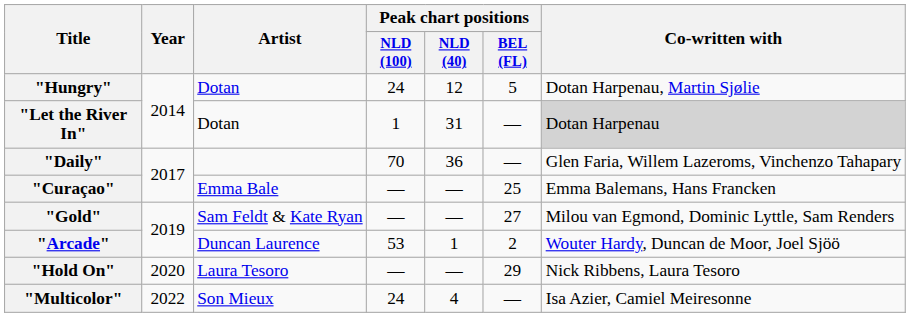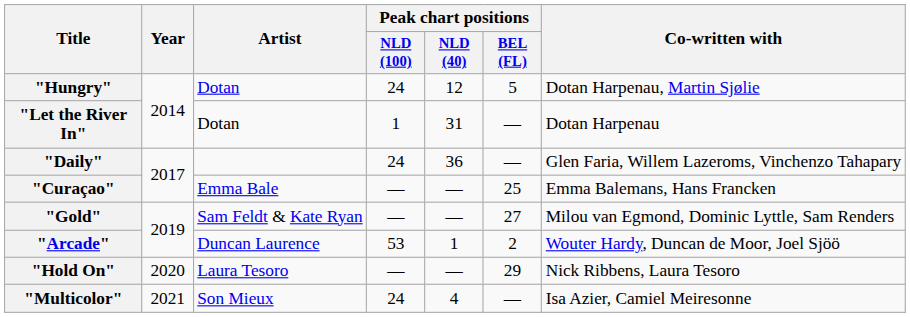(603, 124) lightgrey background -> (603, 124) no background
(396, 161) 70 -> (396, 161) 24
(168, 298) 2022 -> (168, 298) 2021
